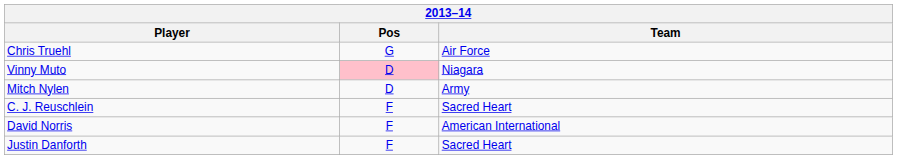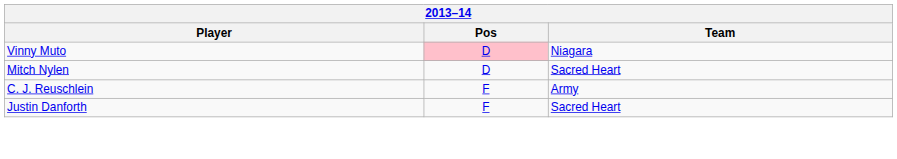- row: (39, 51)
(456, 88) Army -> (586, 70) Sacred Heart
(477, 107) Sacred Heart -> (565, 88) Army
- row: (40, 126)
